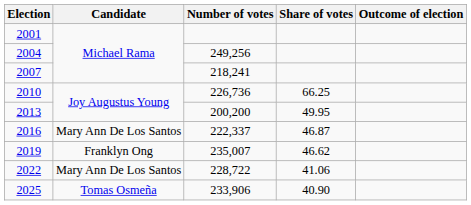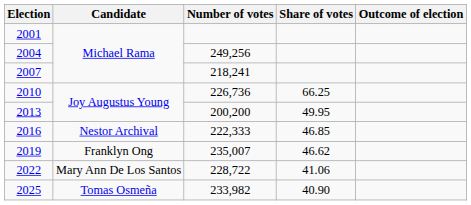(119, 131) Mary Ann De Los Santos -> (119, 131) Nestor Archival
(230, 131) 222,337 -> (230, 131) 222,333
(316, 131) 46.87 -> (316, 131) 46.85
(230, 190) 233,906 -> (230, 190) 233,982
